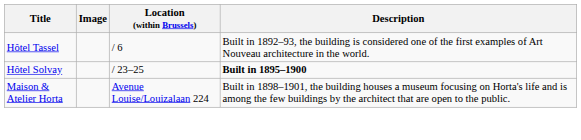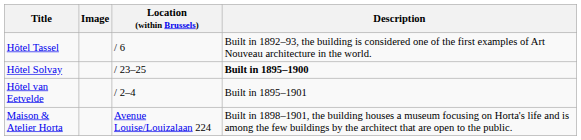+ row: (27, 92)
